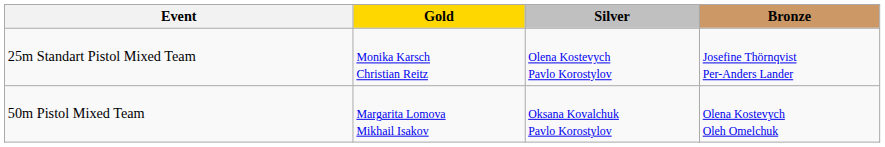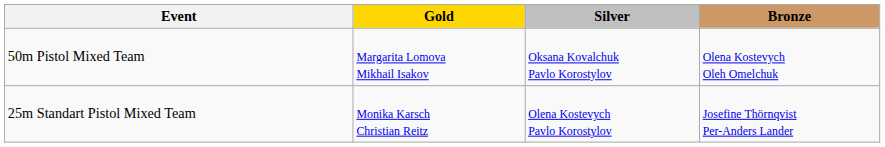rows swapped: (102, 56) <-> (76, 114)
